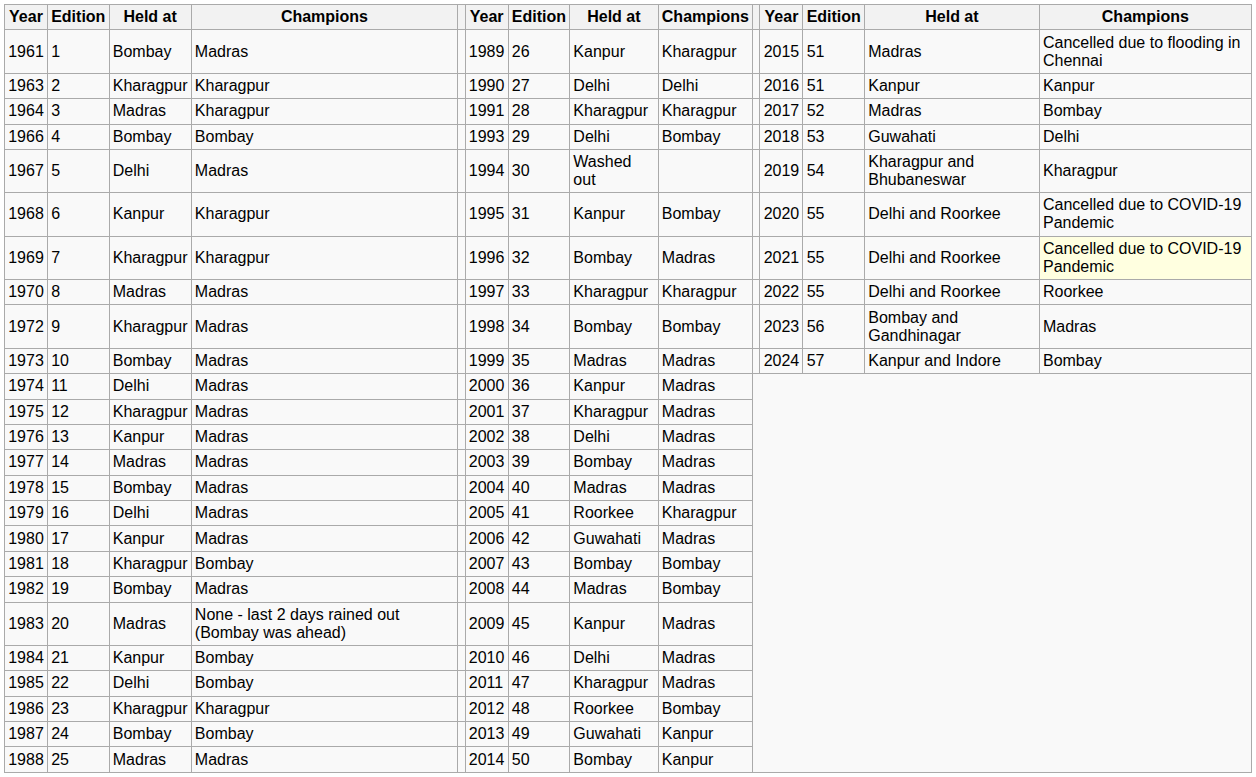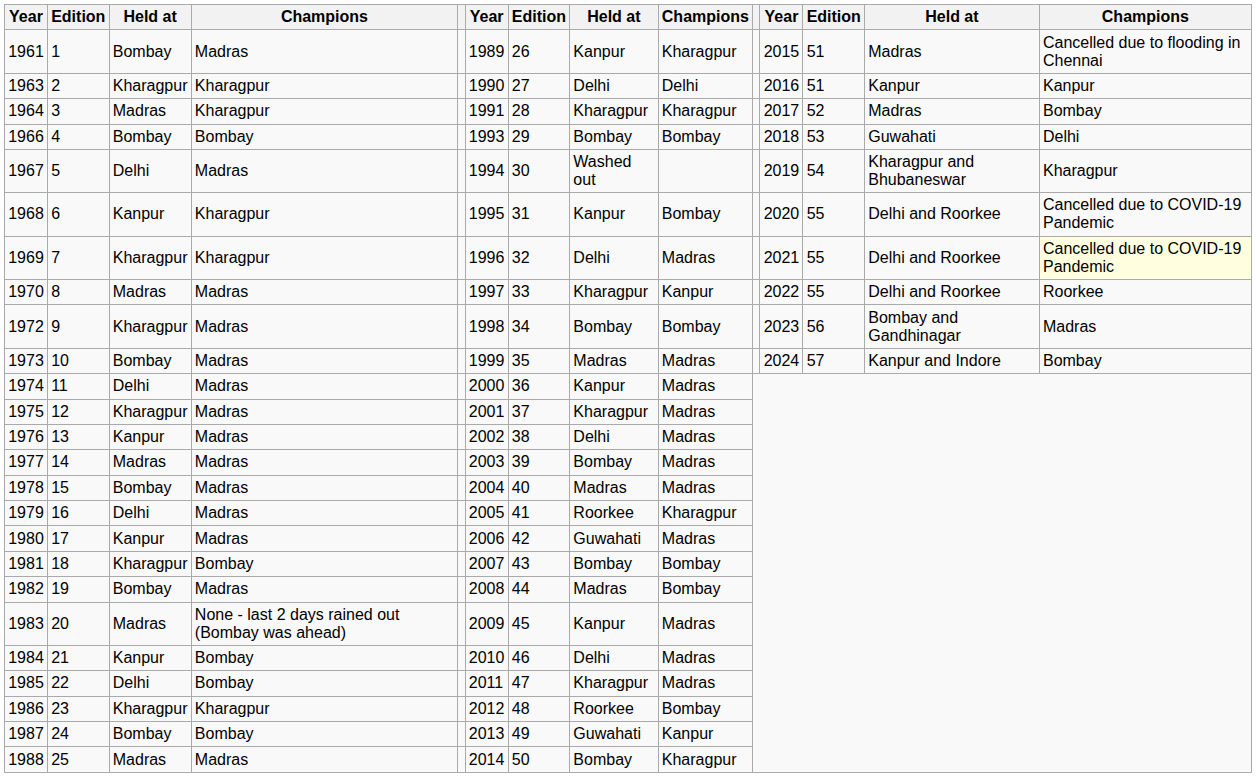(592, 136) Delhi -> (603, 136) Bombay
(603, 257) Bombay -> (592, 257) Delhi
(699, 292) Kharagpur -> (688, 292) Kanpur
(688, 759) Kanpur -> (699, 759) Kharagpur
